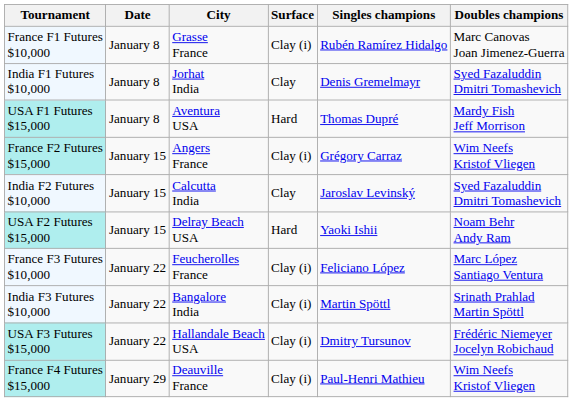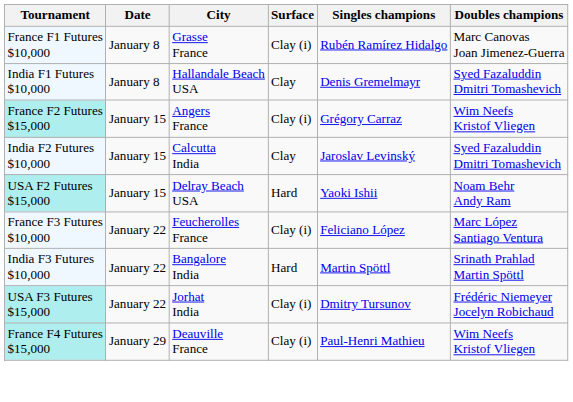(188, 82) Jorhat India -> (219, 82) Hallandale Beach USA
- row: (50, 119)
(291, 304) Clay (i) -> (284, 267) Hard
(219, 341) Hallandale Beach USA -> (188, 304) Jorhat India
